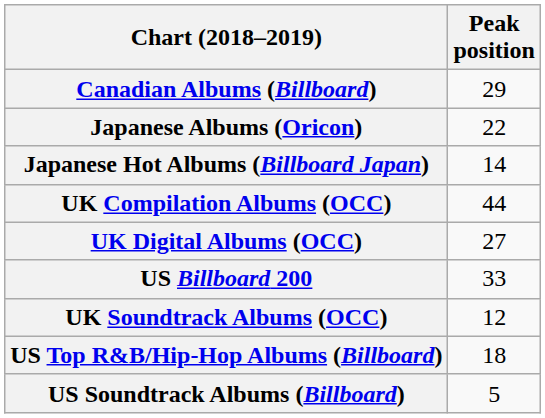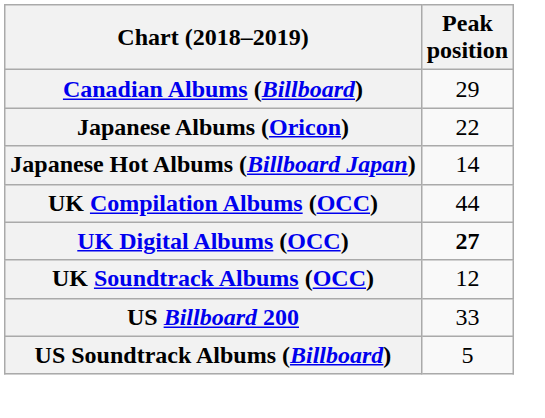(494, 240) normal -> (467, 240) bold
rows swapped: (226, 316) <-> (226, 278)
- row: (226, 355)
